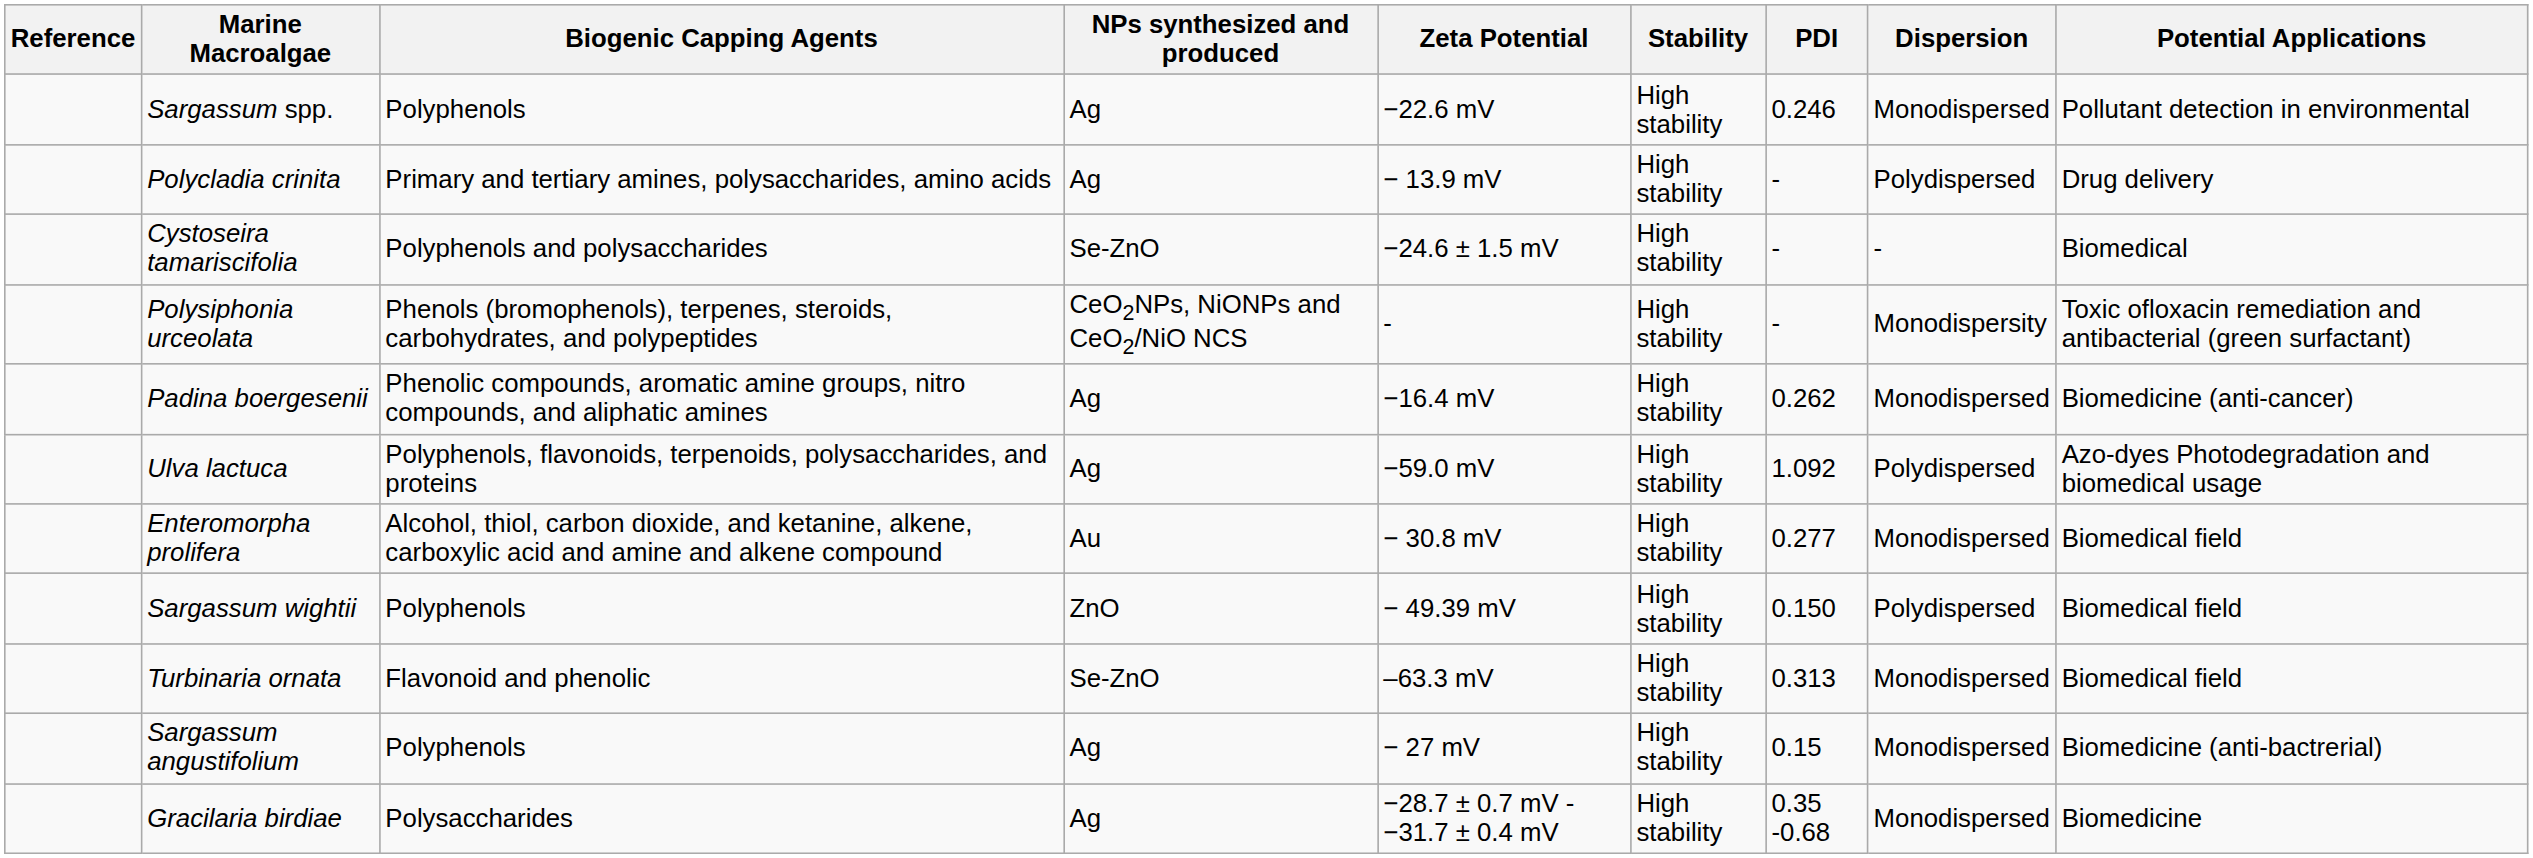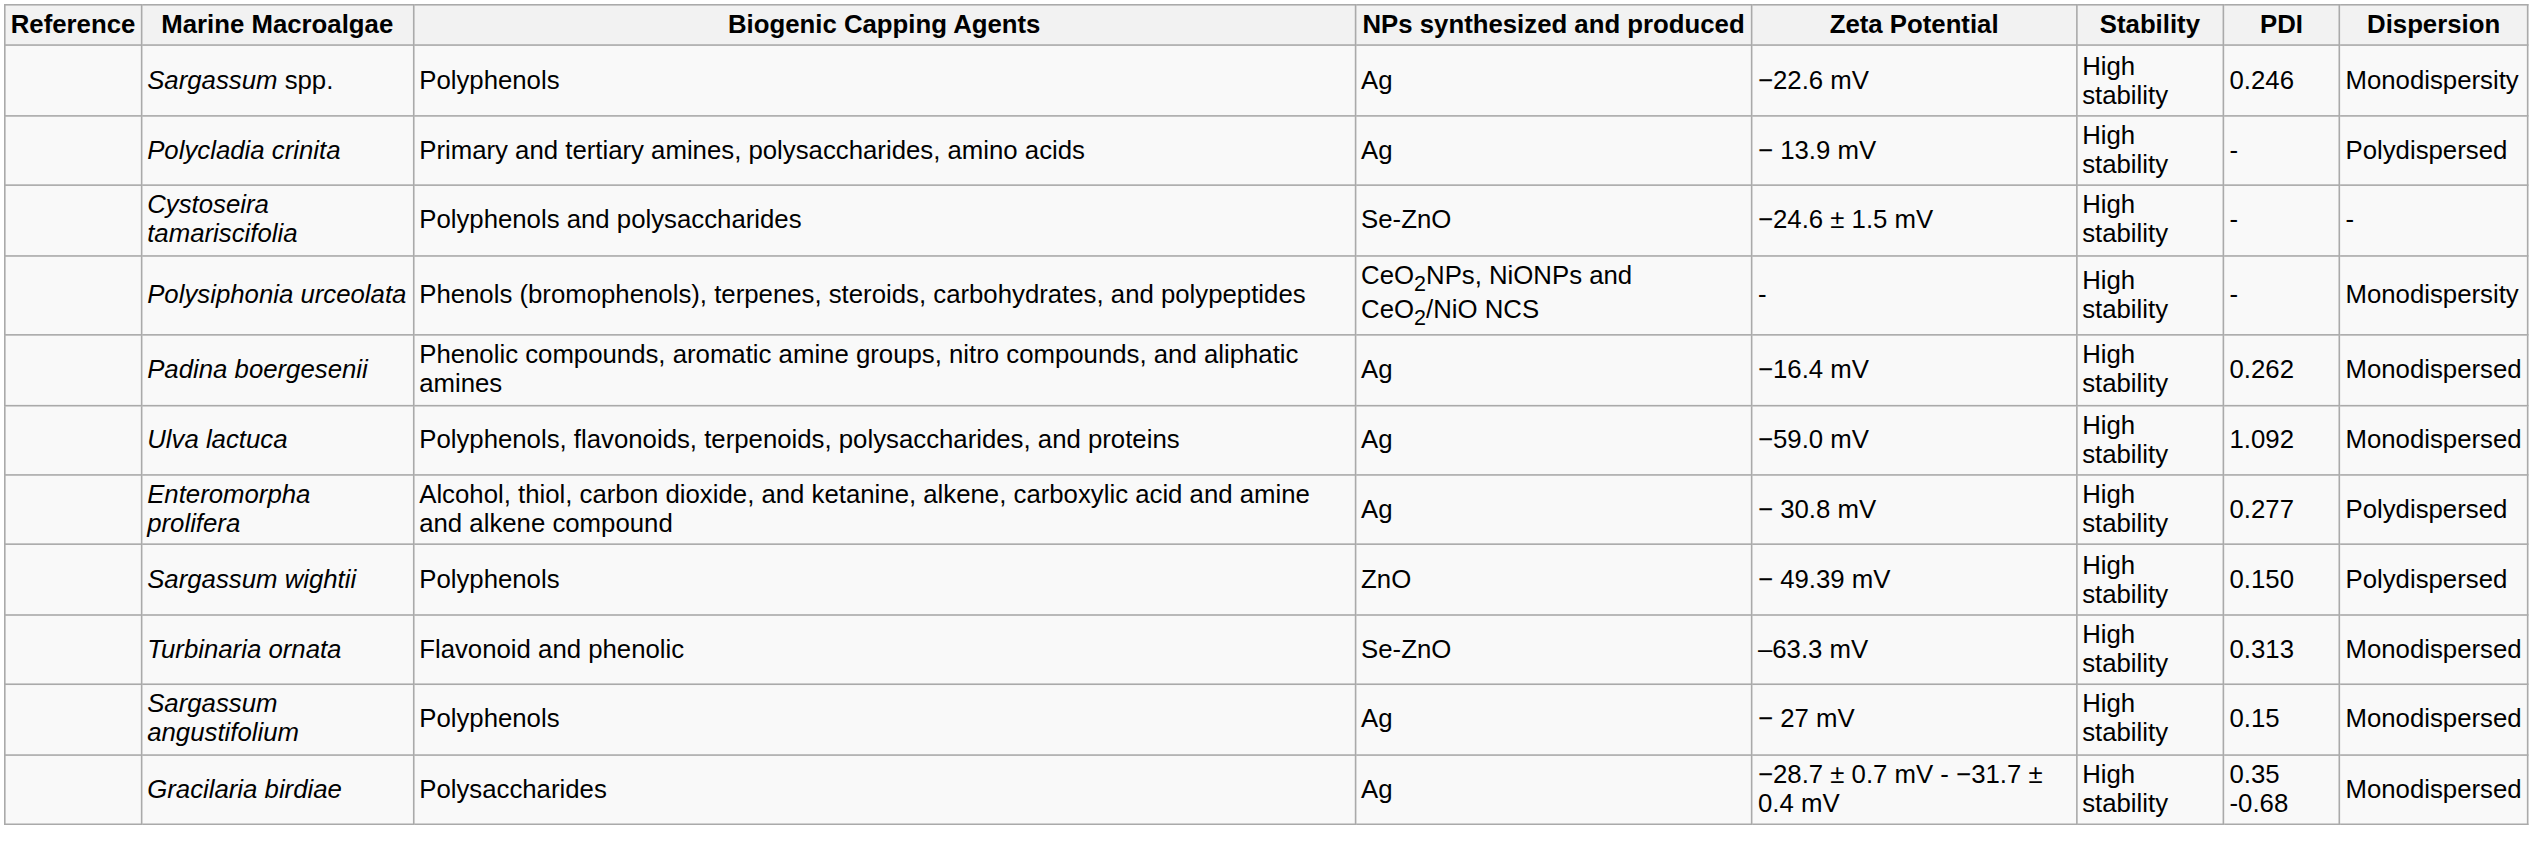- column: (2292, 39)
(1962, 109) Monodispersed -> (2432, 80) Monodispersity
(1955, 468) Polydispersed -> (2434, 439) Monodispersed
(1085, 538) Au -> (1377, 509) Ag
(1962, 538) Monodispersed -> (2426, 509) Polydispersed
